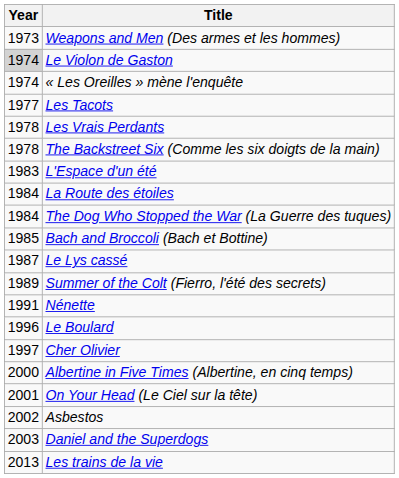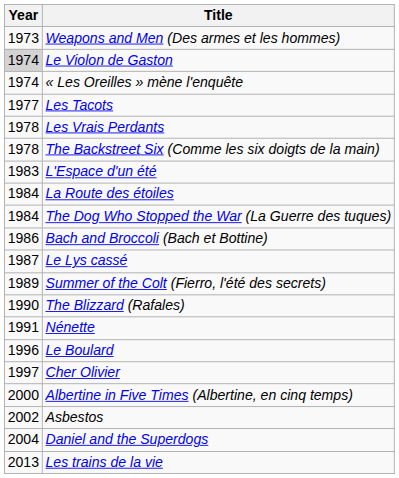(23, 238) 1985 -> (23, 238) 1986
+ row: (115, 305)
- row: (151, 395)
(23, 439) 2003 -> (23, 439) 2004
